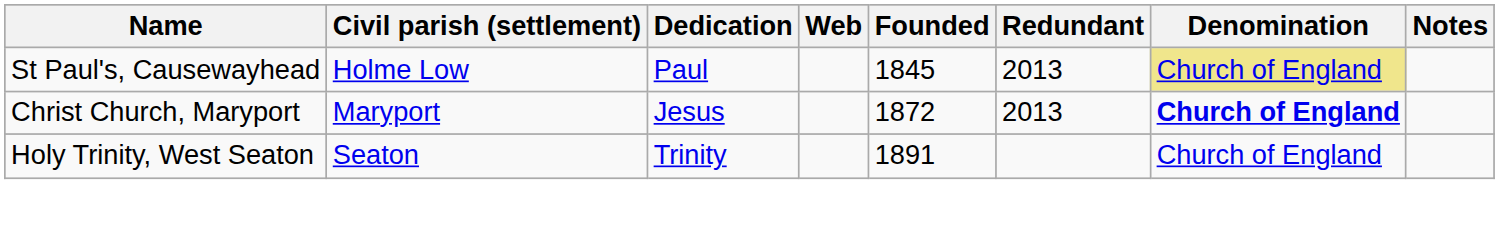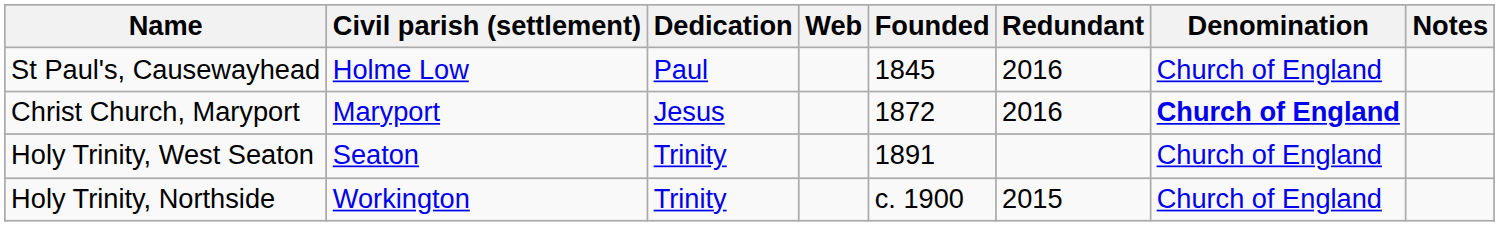(1032, 69) 2013 -> (1032, 69) 2016
(1269, 69) khaki background -> (1269, 69) no background
(1032, 112) 2013 -> (1032, 112) 2016
+ row: (143, 198)
